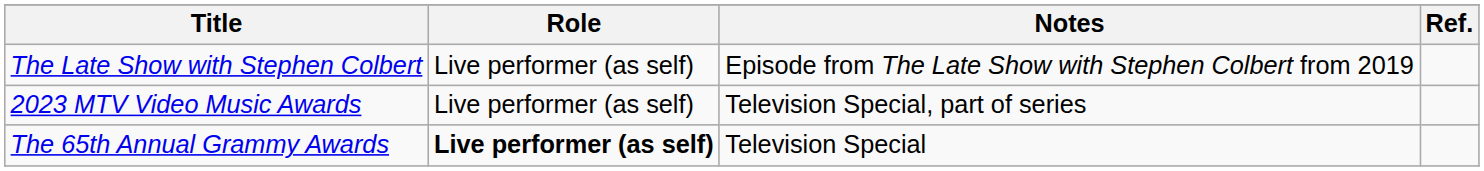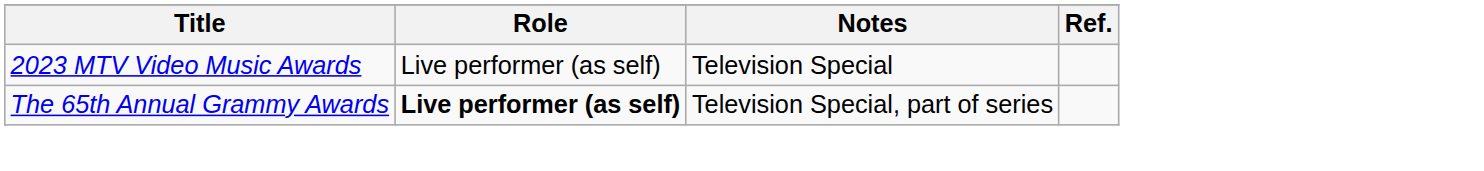- row: (216, 64)
(906, 104) Television Special, part of series -> (792, 64) Television Special
(826, 144) Television Special -> (873, 104) Television Special, part of series
